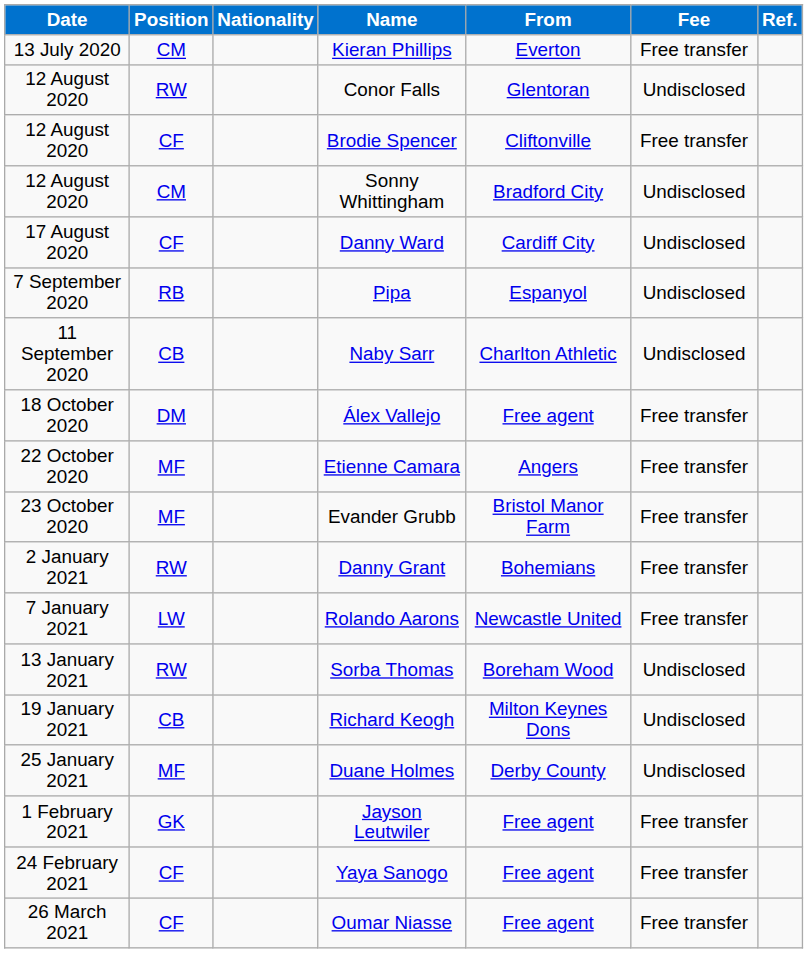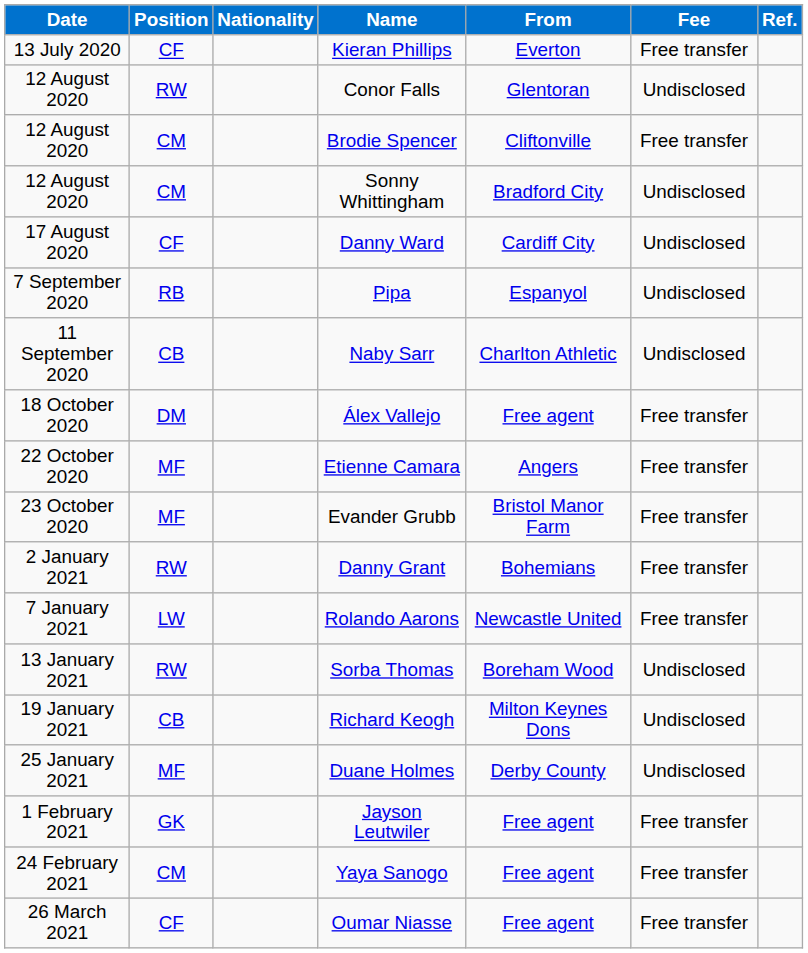(171, 50) CM -> (171, 50) CF
(171, 141) CF -> (171, 141) CM
(171, 872) CF -> (171, 872) CM
